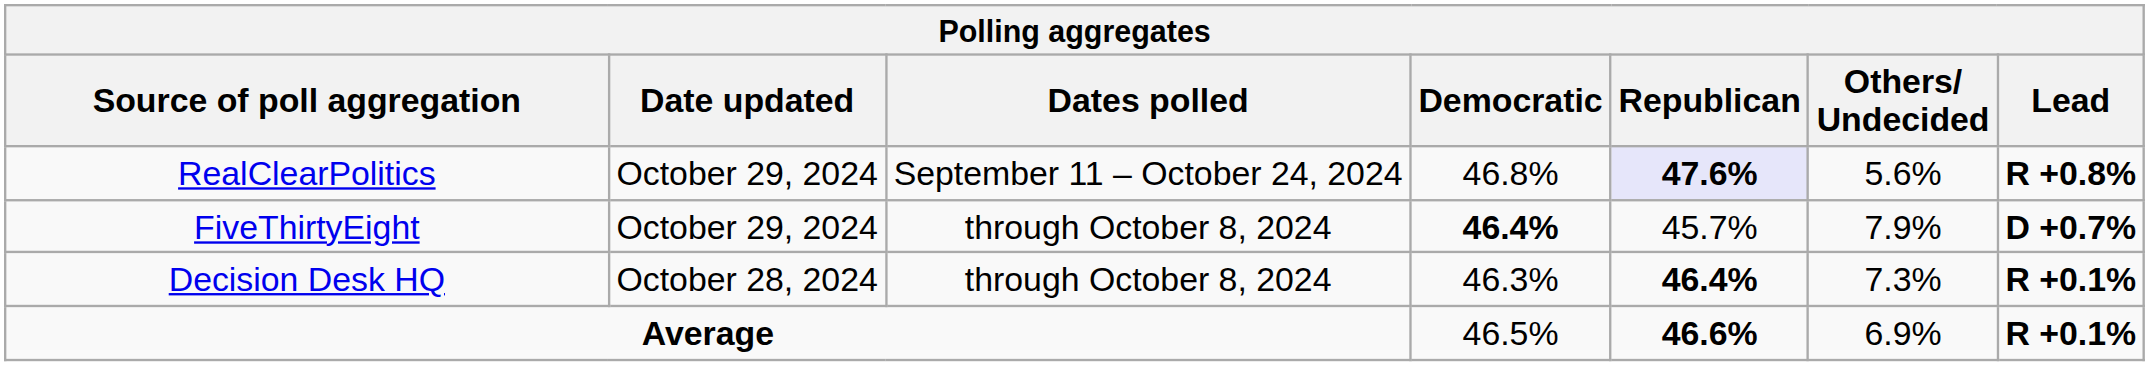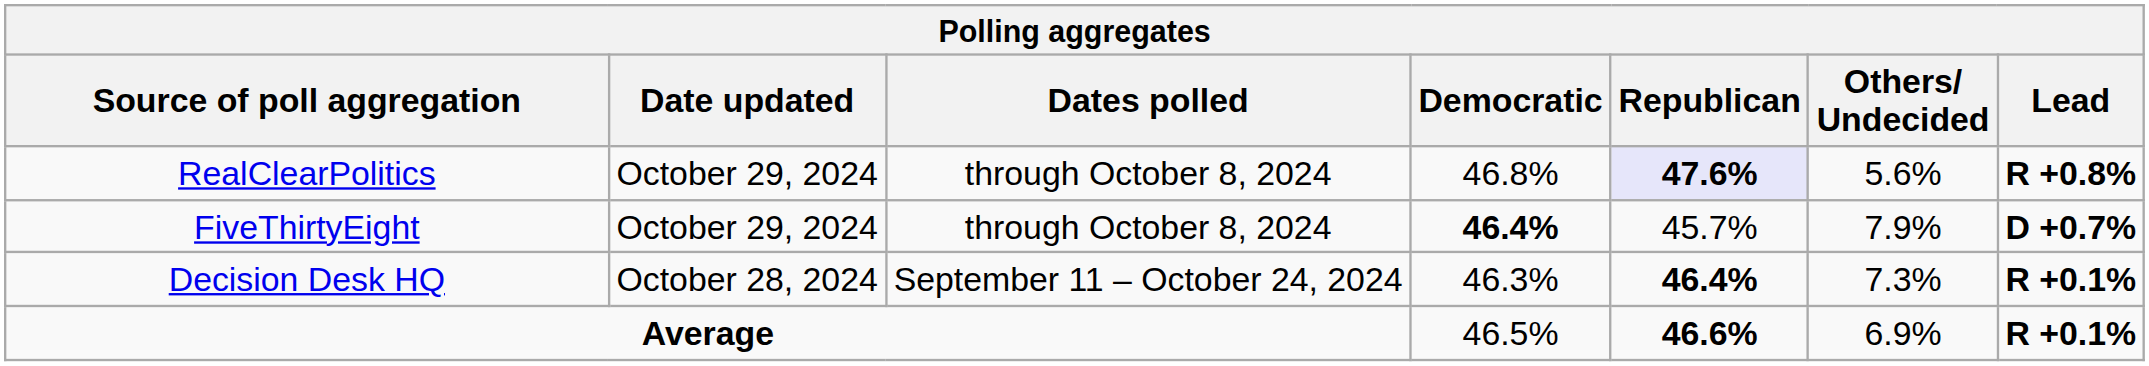(1148, 173) September 11 – October 24, 2024 -> (1148, 173) through October 8, 2024
(1148, 280) through October 8, 2024 -> (1148, 280) September 11 – October 24, 2024
